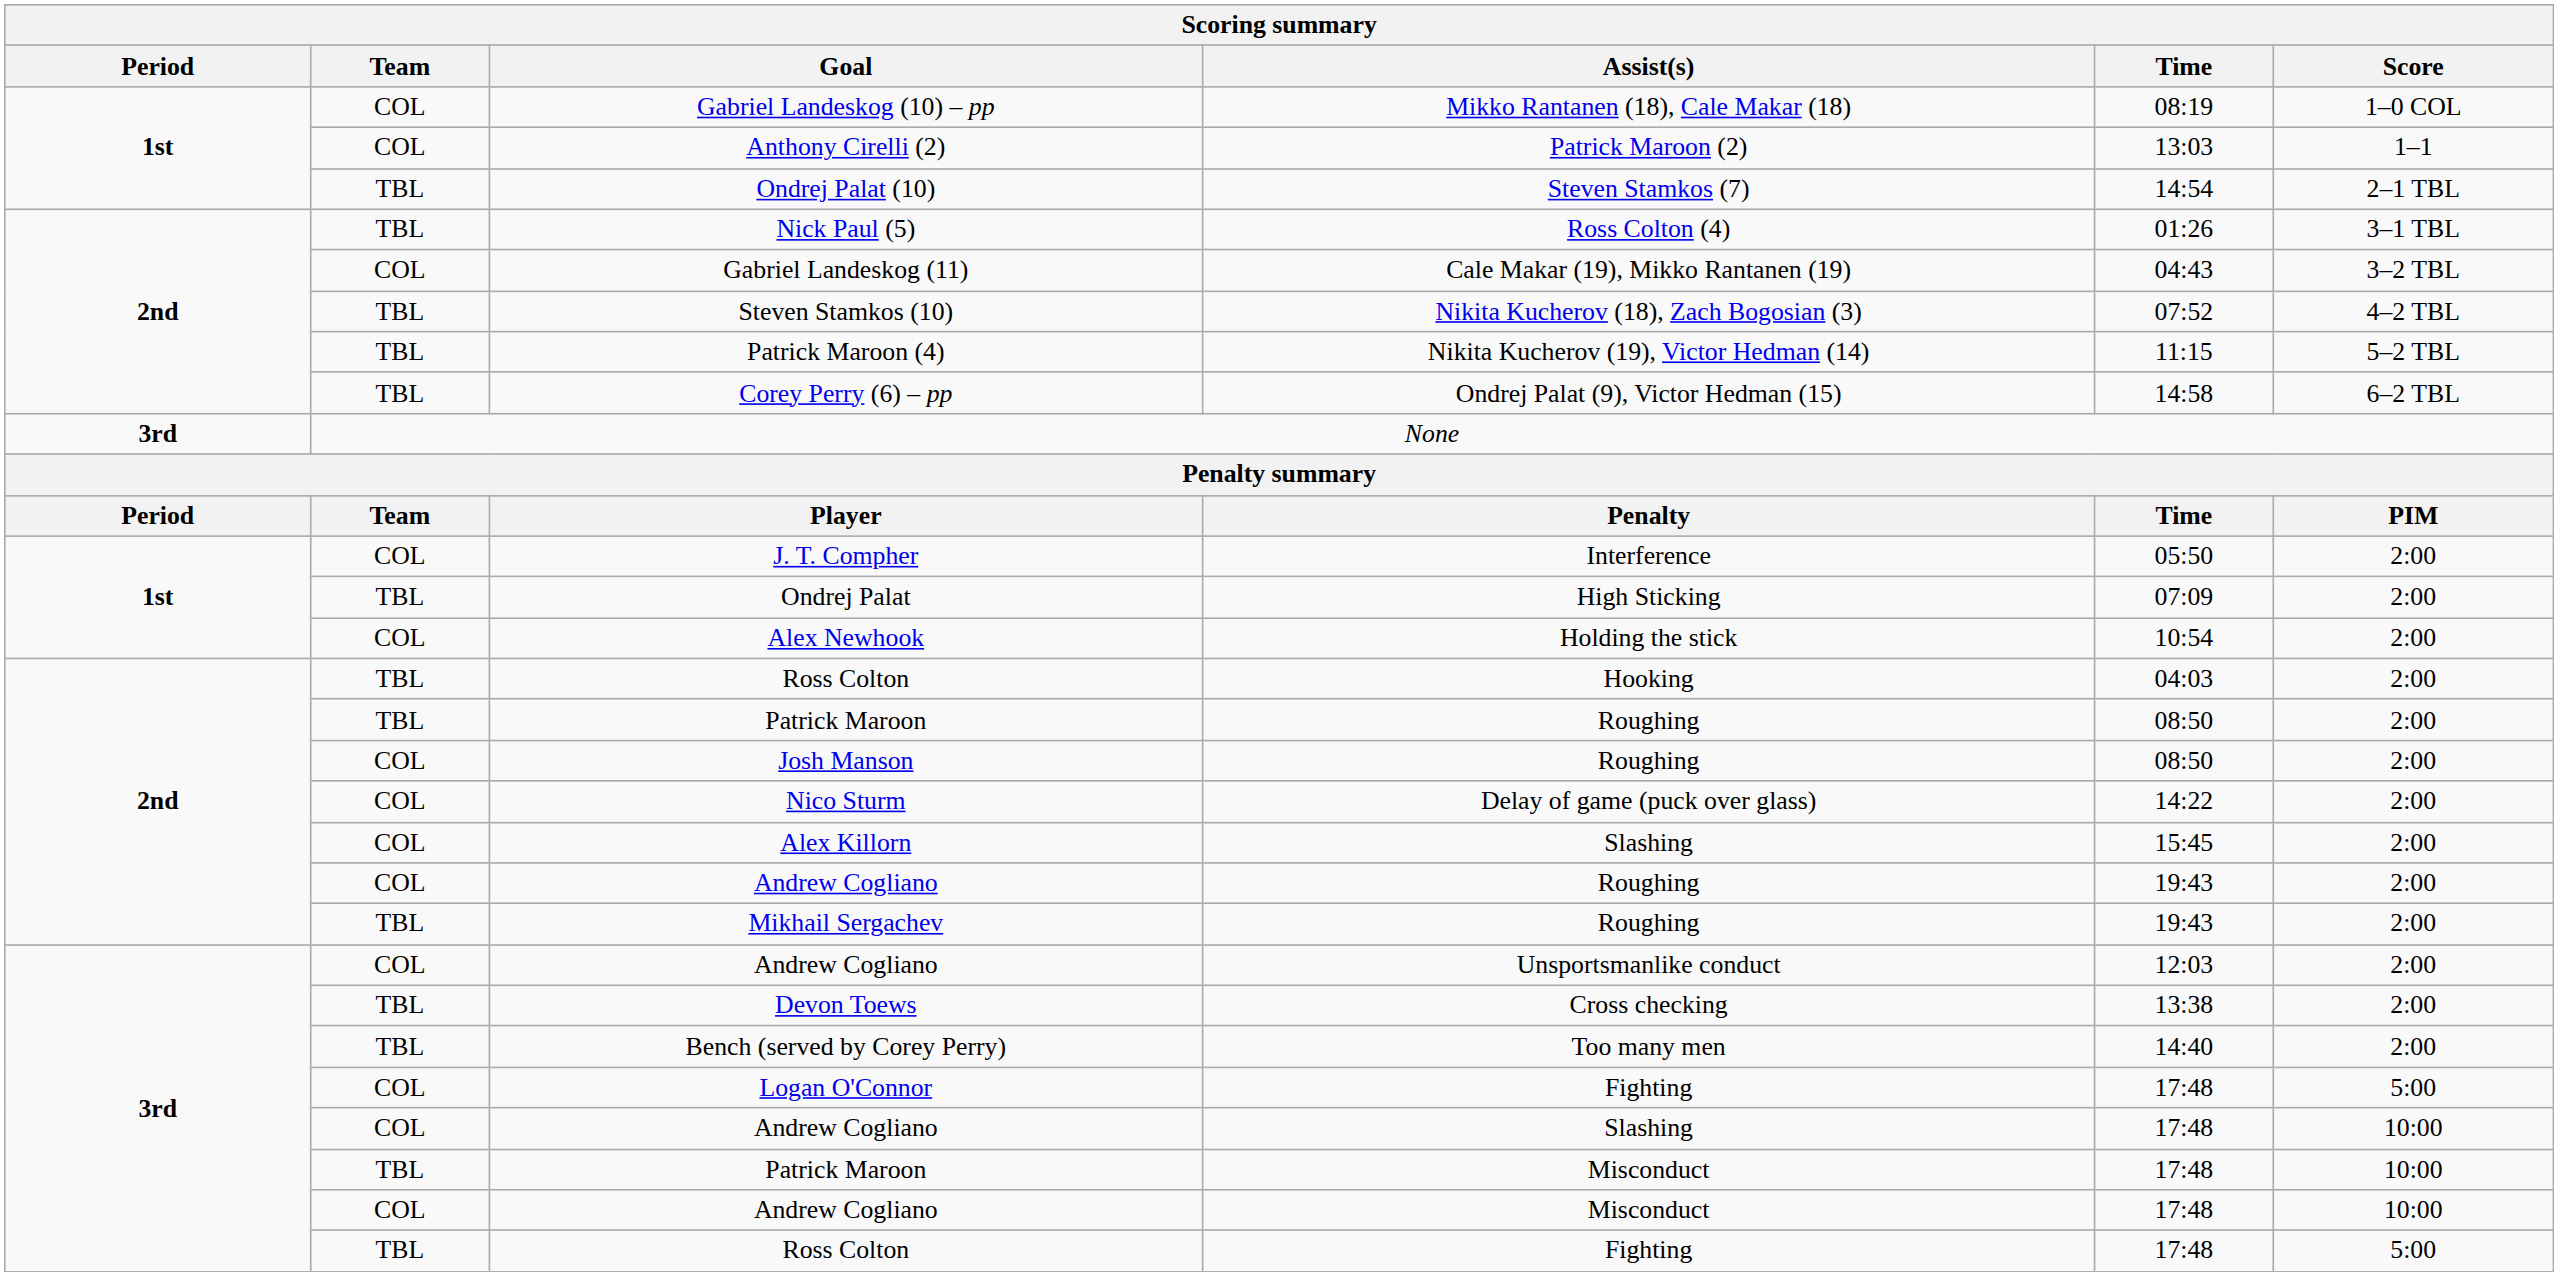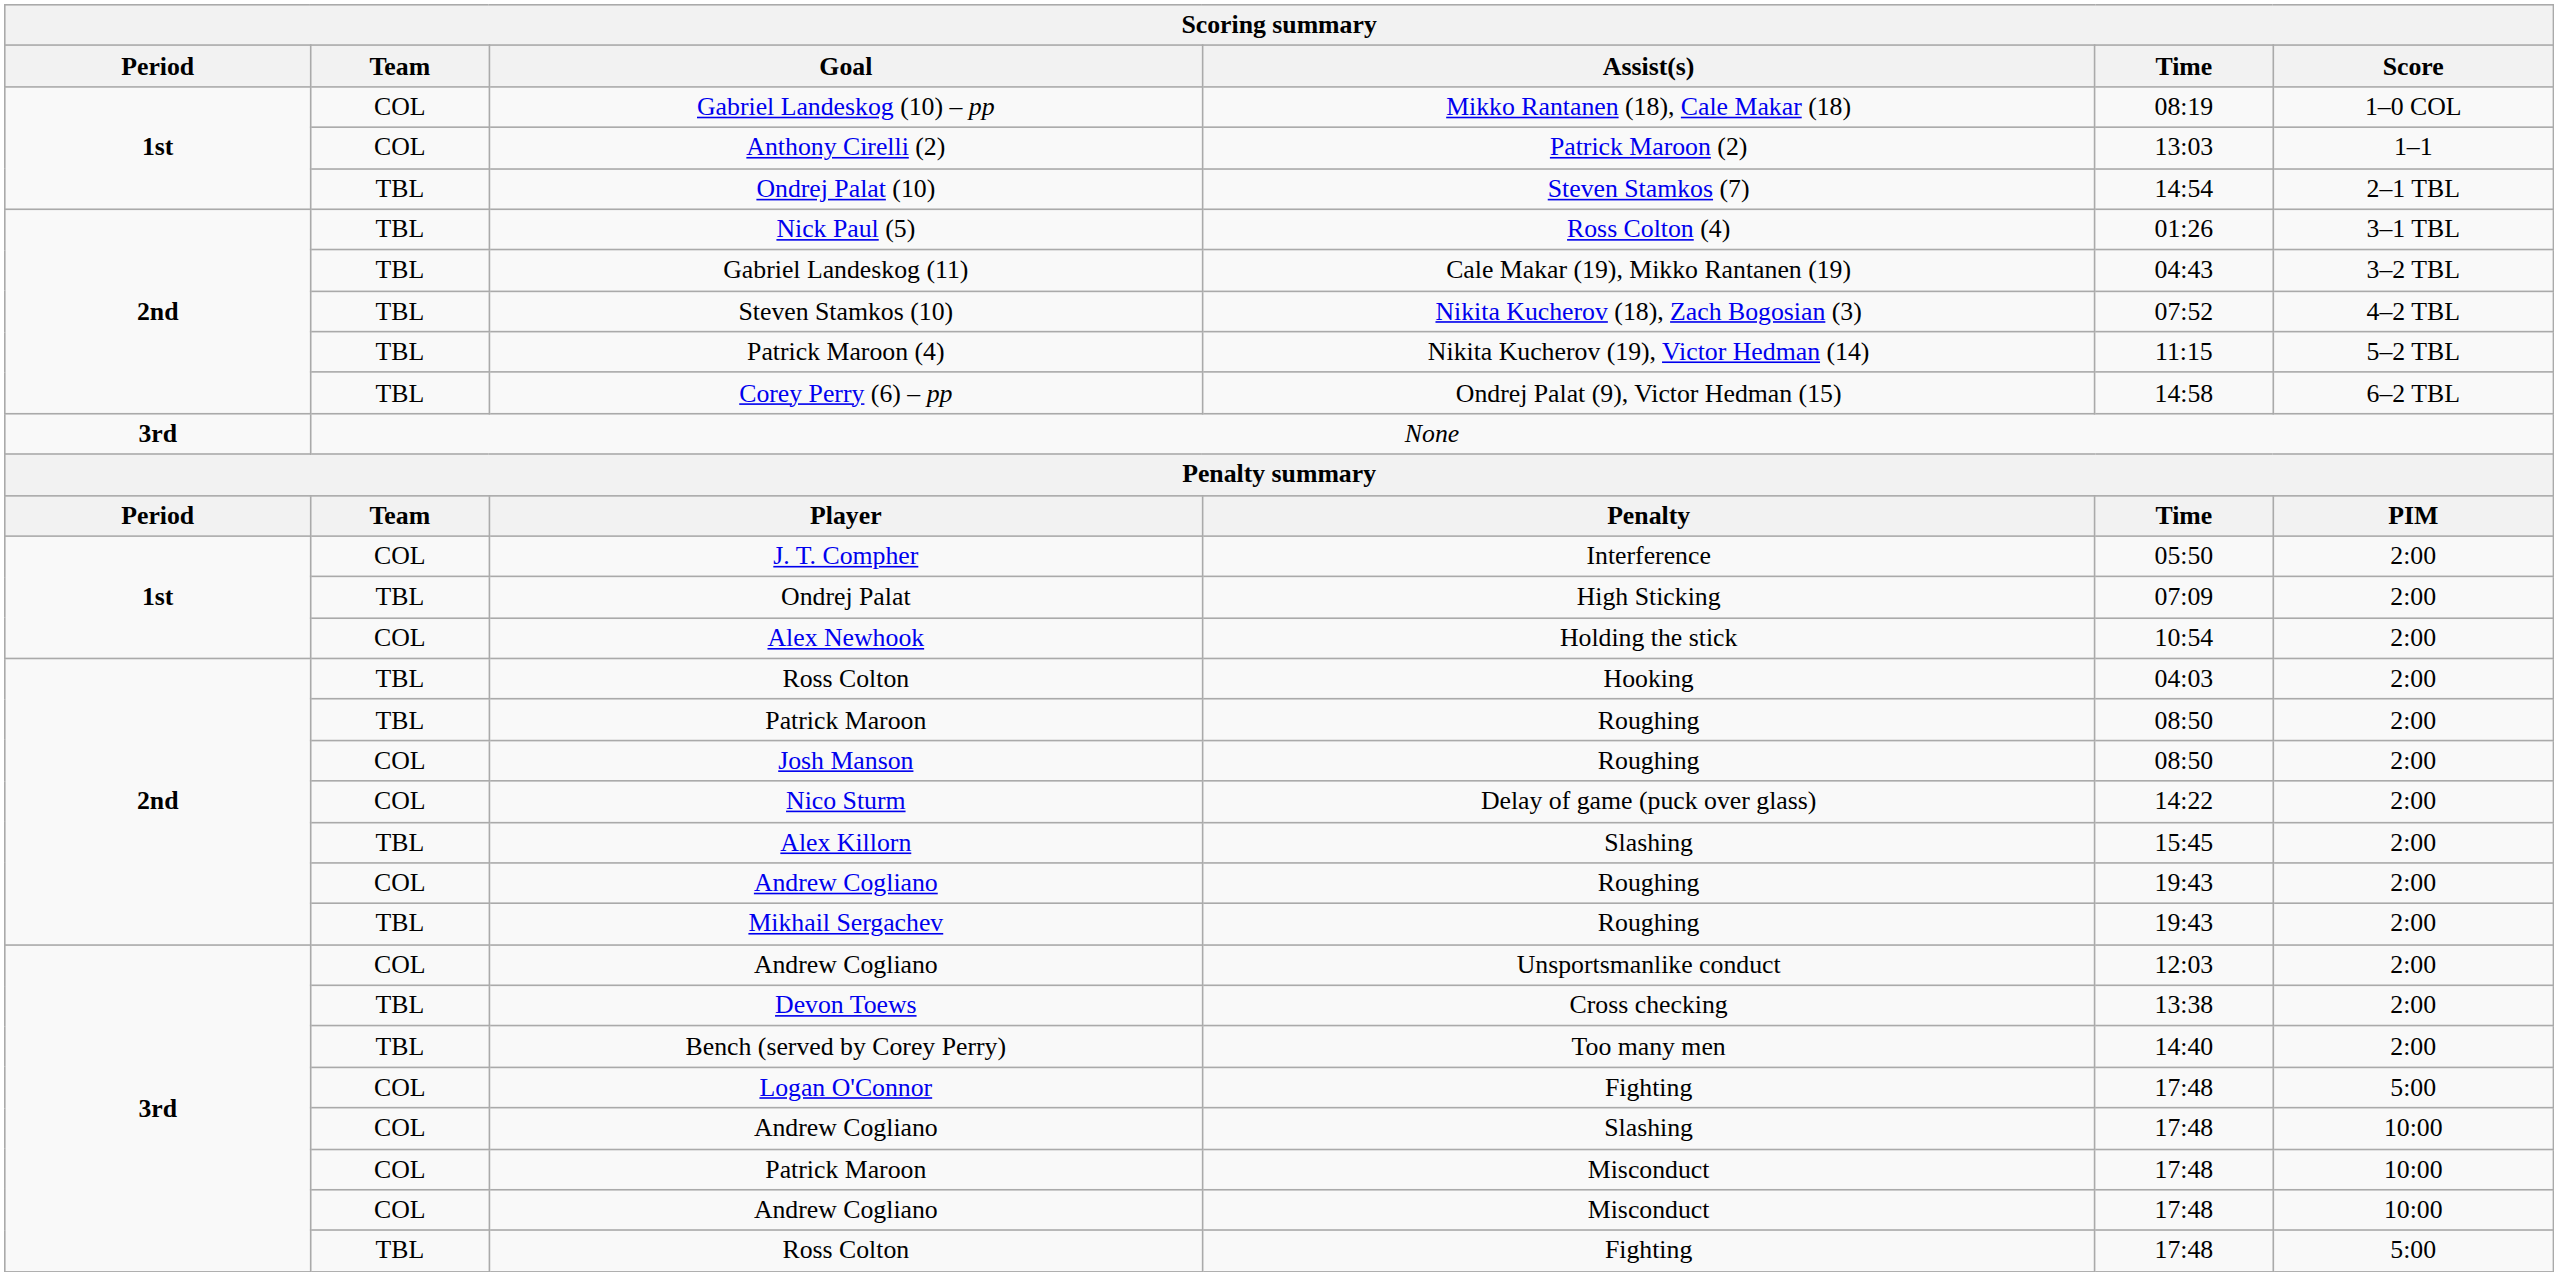(400, 270) COL -> (400, 270) TBL
(400, 842) COL -> (400, 842) TBL
(400, 1168) TBL -> (400, 1168) COL
